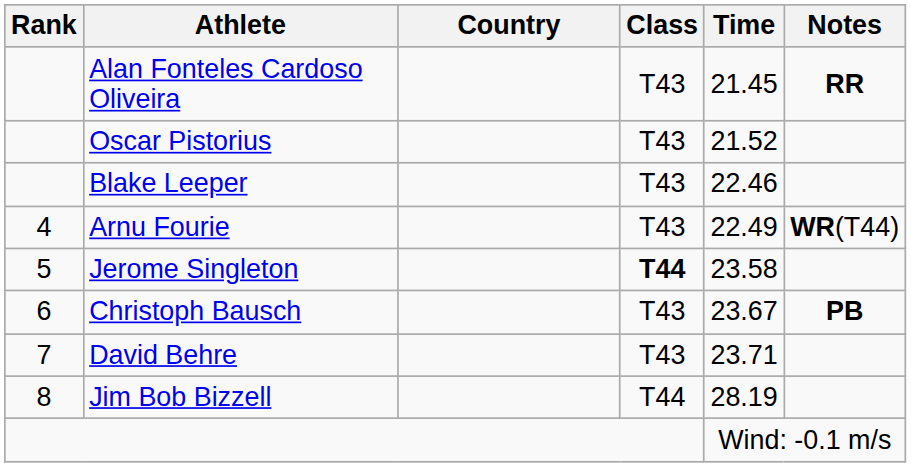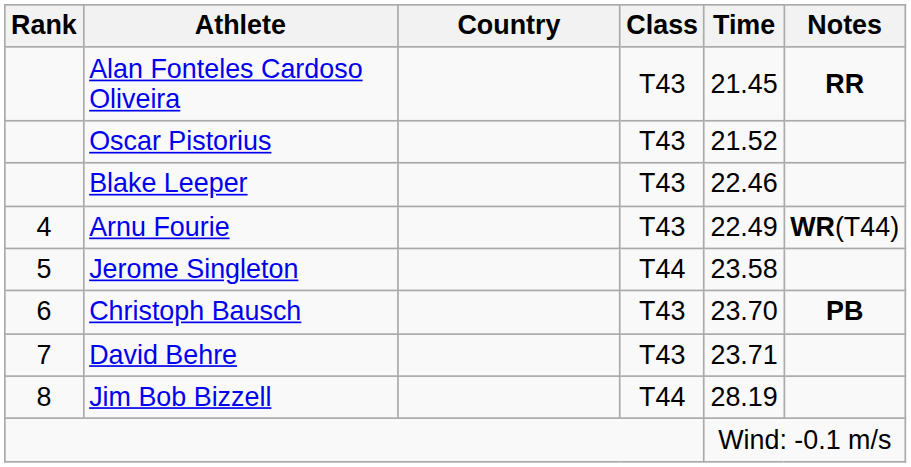(662, 269) bold -> (662, 269) normal
(744, 311) 23.67 -> (744, 311) 23.70
